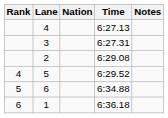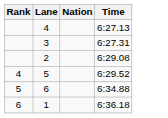- column: (148, 12)
